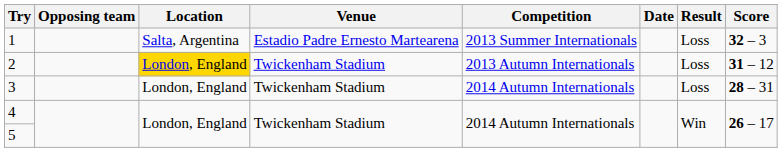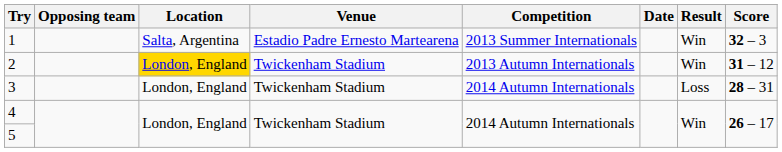(695, 40) Loss -> (693, 40) Win
(695, 64) Loss -> (693, 64) Win
